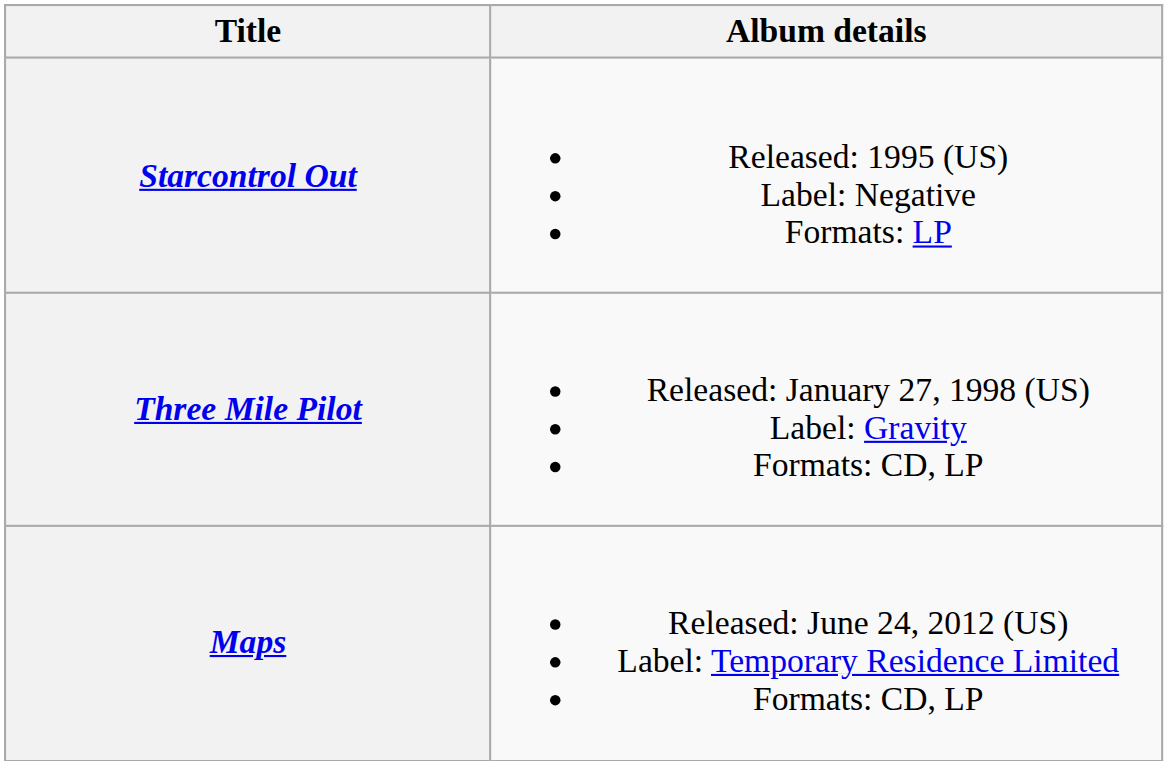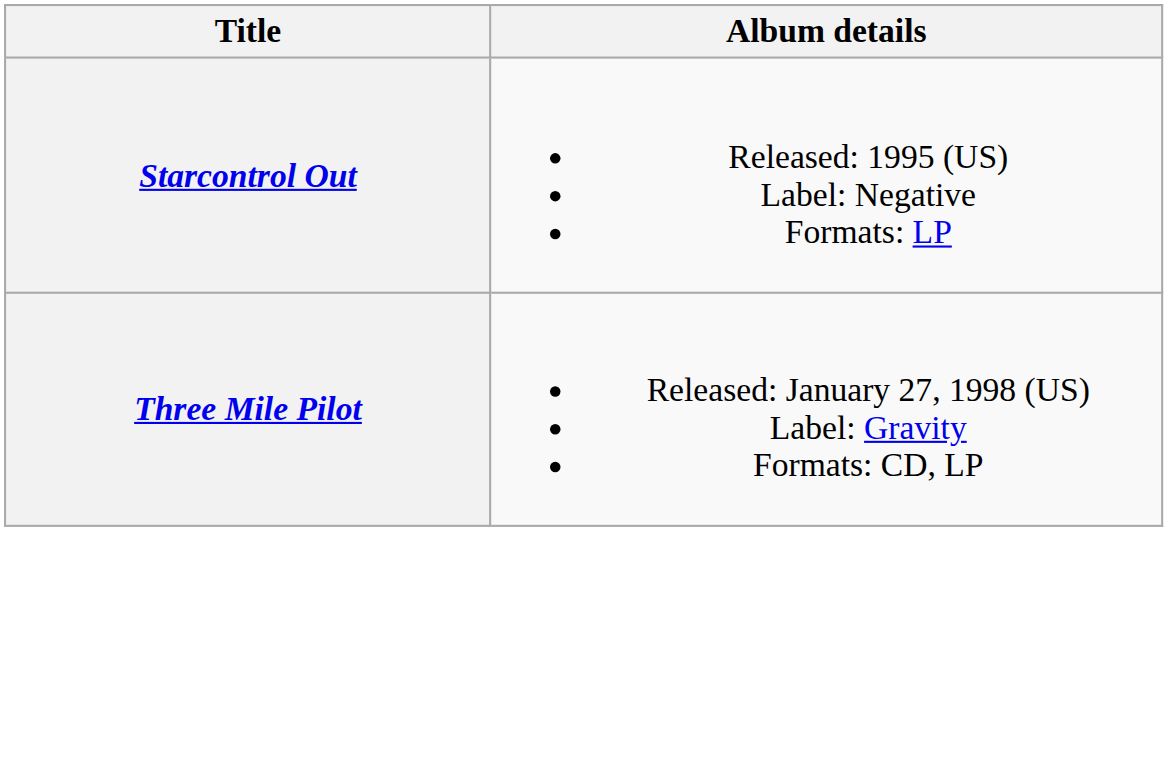- row: (248, 642)
